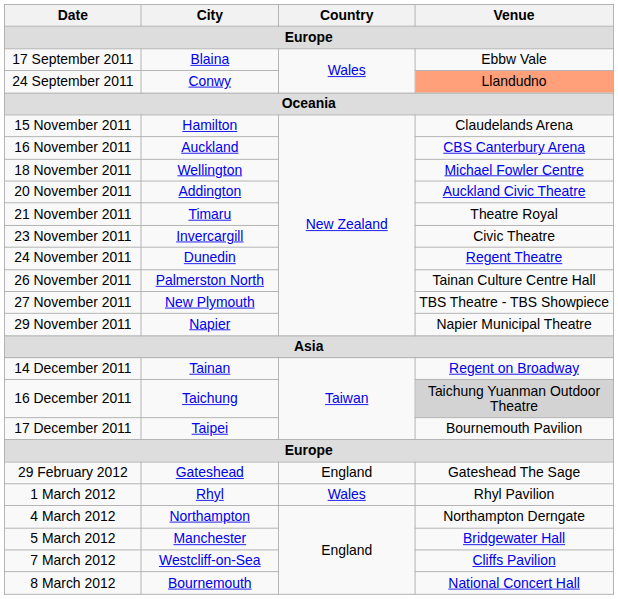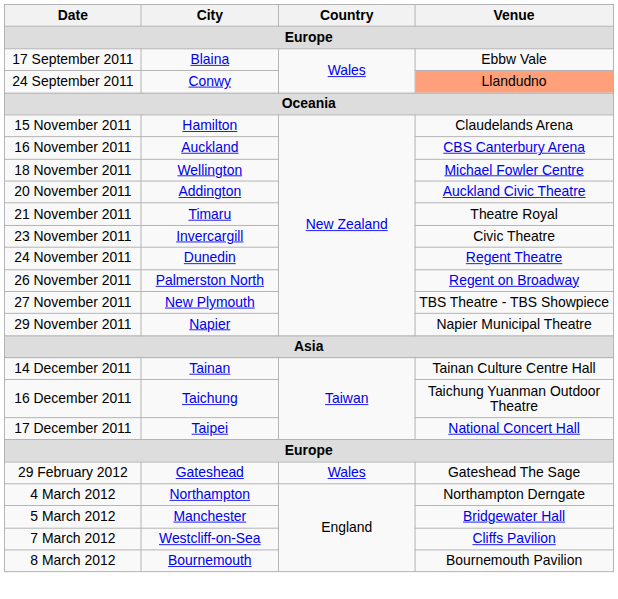(514, 280) Tainan Culture Centre Hall -> (514, 280) Regent on Broadway
(514, 368) Regent on Broadway -> (514, 368) Tainan Culture Centre Hall
(514, 398) lightgrey background -> (514, 398) no background
(514, 428) Bournemouth Pavilion -> (514, 428) National Concert Hall
(347, 472) England -> (347, 472) Wales
- row: (73, 494)
(514, 583) National Concert Hall -> (514, 561) Bournemouth Pavilion
